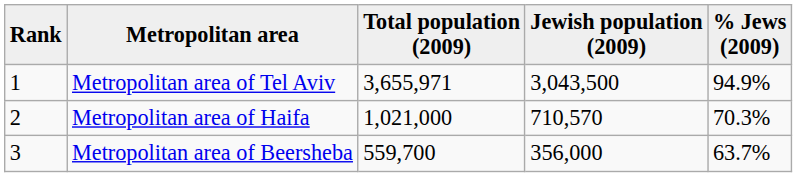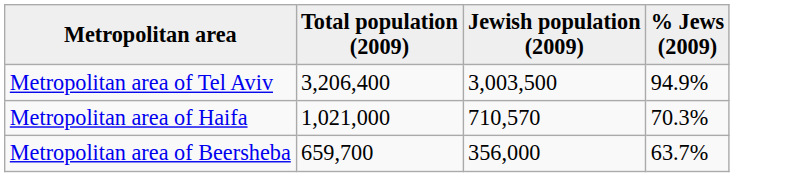- column: (36, 34)
(408, 82) 3,655,971 -> (346, 82) 3,206,400
(575, 82) 3,043,500 -> (513, 82) 3,003,500
(399, 152) 559,700 -> (337, 152) 659,700
